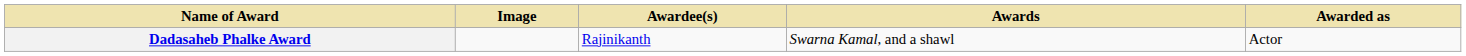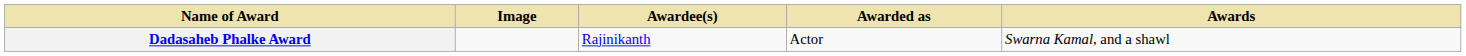columns swapped: (1353, 16) <-> (1016, 16)
